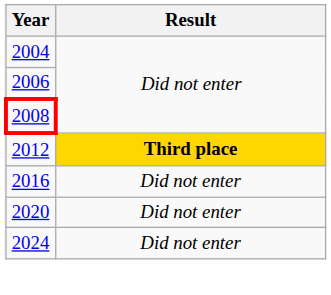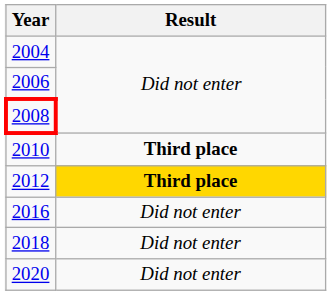+ row: (31, 150)
+ row: (31, 243)
- row: (31, 243)
